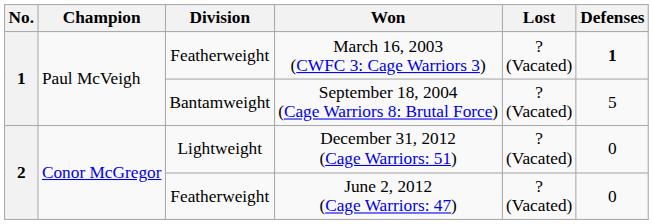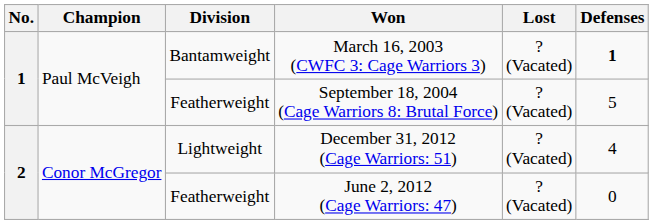(220, 55) Featherweight -> (220, 55) Bantamweight
(220, 102) Bantamweight -> (220, 102) Featherweight
(612, 149) 0 -> (612, 149) 4
